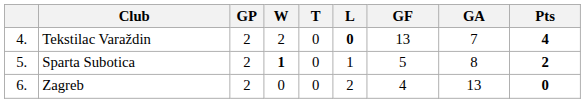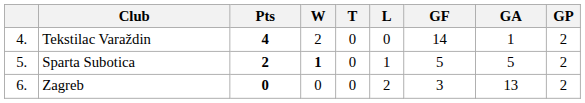columns swapped: (247, 16) <-> (545, 16)
(350, 39) bold -> (387, 39) normal
(403, 39) 13 -> (440, 39) 14
(474, 39) 7 -> (511, 39) 1
(474, 62) 8 -> (511, 62) 5
(403, 86) 4 -> (440, 86) 3
